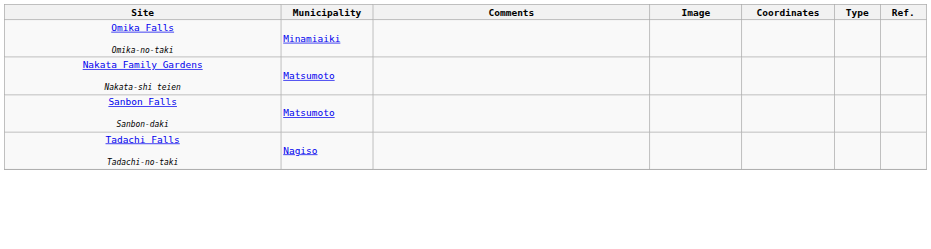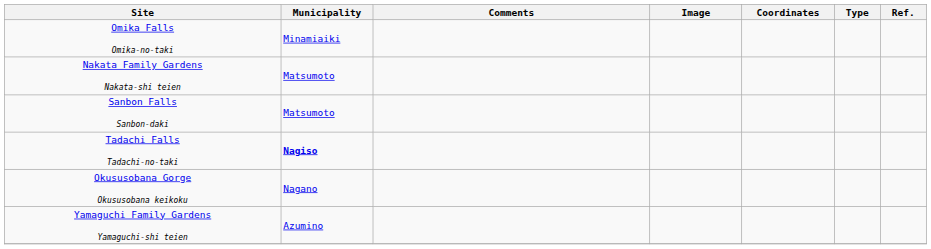(300, 151) normal -> (300, 151) bold
+ row: (143, 188)
+ row: (143, 225)
